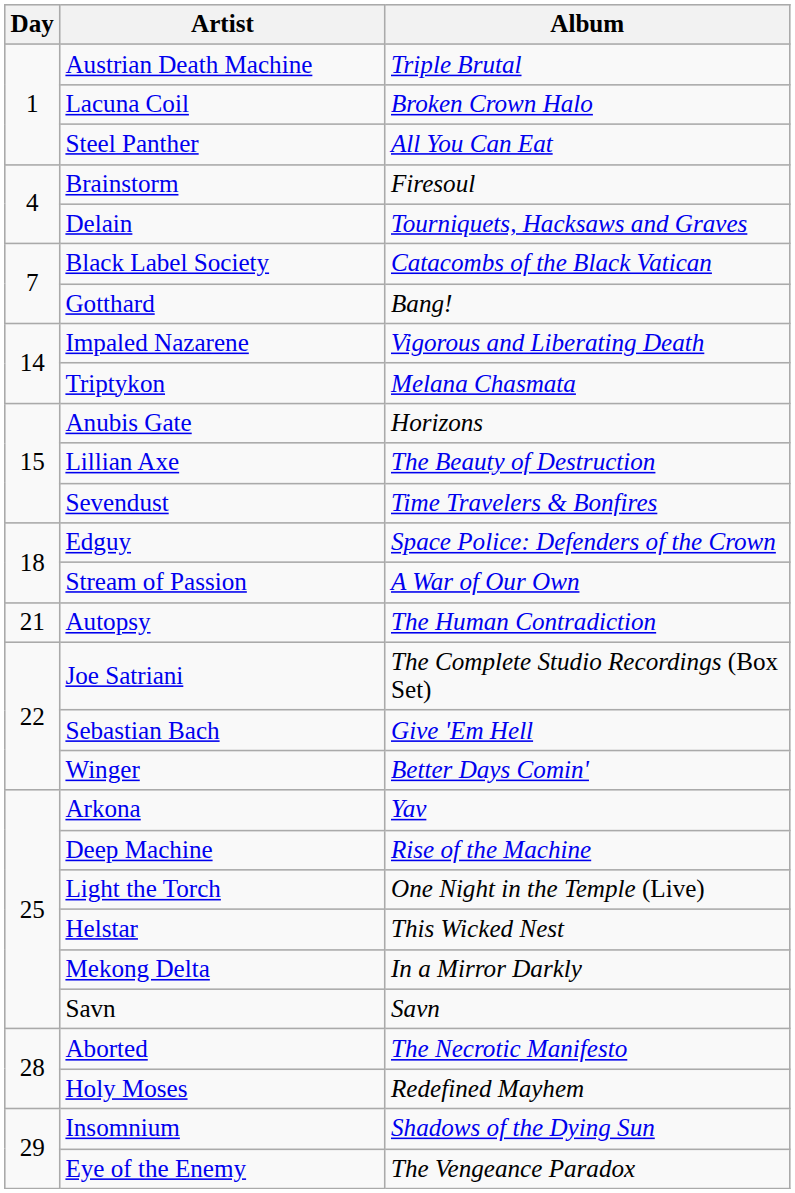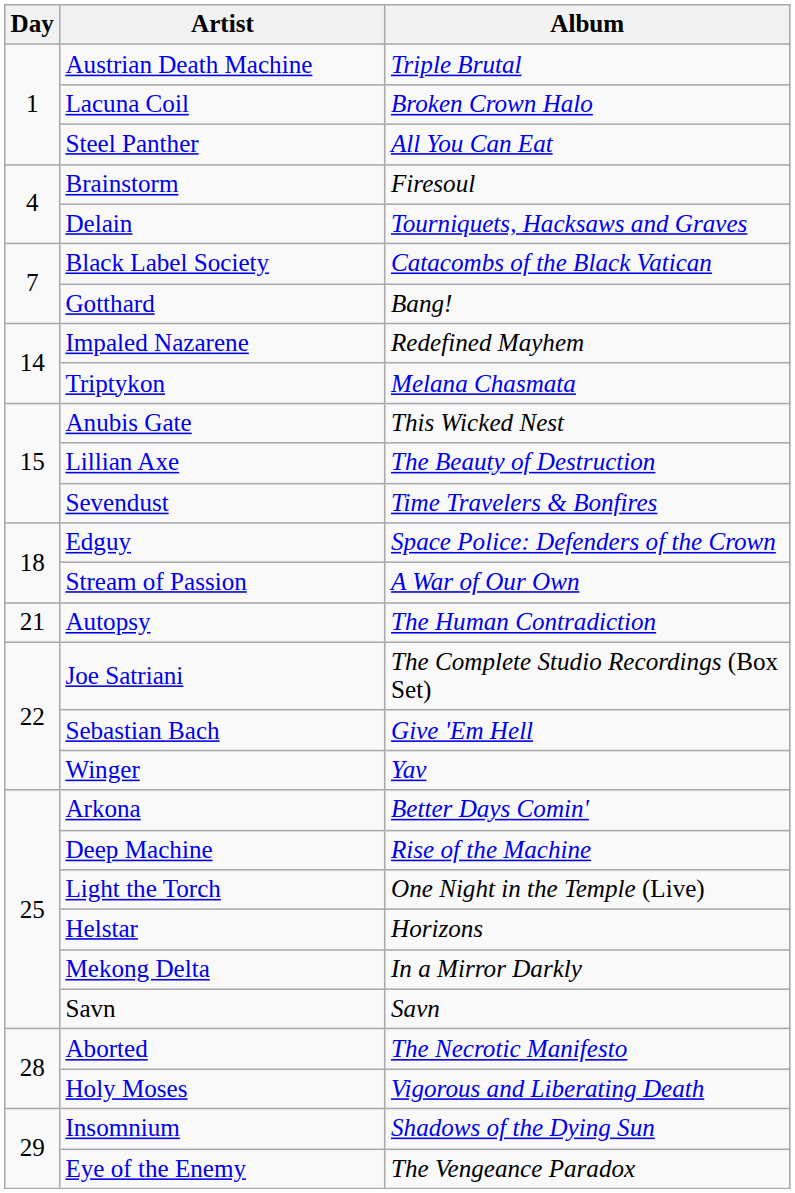(548, 343) Vigorous and Liberating Death -> (488, 343) Redefined Mayhem
(437, 422) Horizons -> (478, 422) This Wicked Nest
(490, 769) Better Days Comin' -> (409, 769) Yav
(409, 809) Yav -> (490, 809) Better Days Comin'
(478, 929) This Wicked Nest -> (437, 929) Horizons
(488, 1088) Redefined Mayhem -> (548, 1088) Vigorous and Liberating Death
